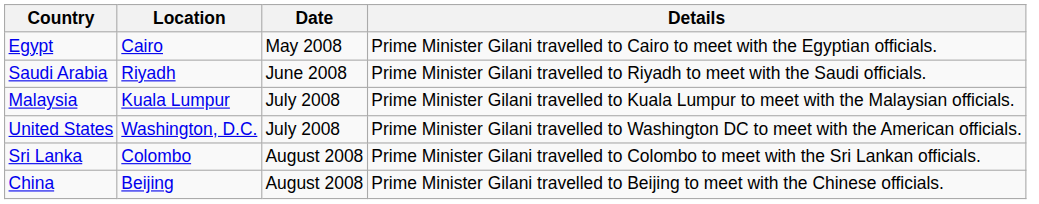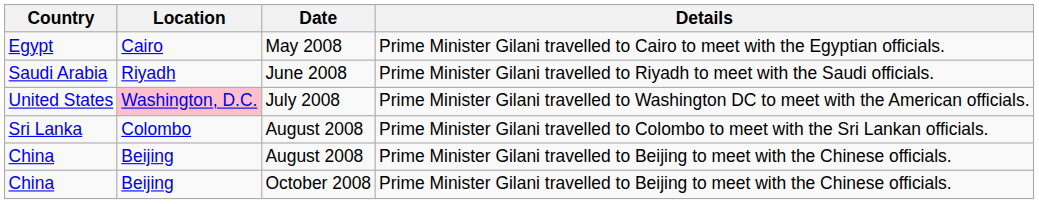- row: (43, 101)
(189, 128) no background -> (189, 101) pink background
+ row: (31, 184)
